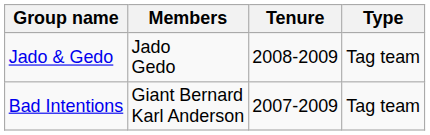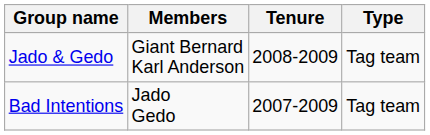(153, 57) Jado Gedo -> (188, 57) Giant Bernard Karl Anderson
(188, 105) Giant Bernard Karl Anderson -> (153, 105) Jado Gedo
